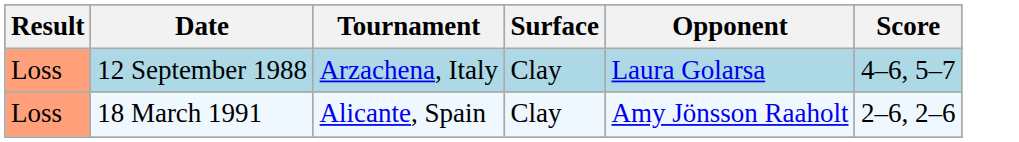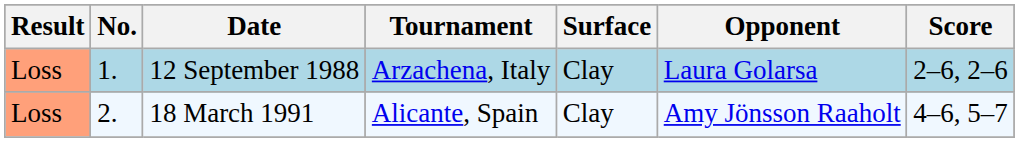+ column: (117, 25)
(908, 69) 4–6, 5–7 -> (960, 69) 2–6, 2–6
(908, 113) 2–6, 2–6 -> (960, 113) 4–6, 5–7
